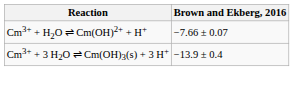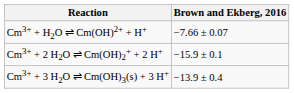+ row: (85, 54)
